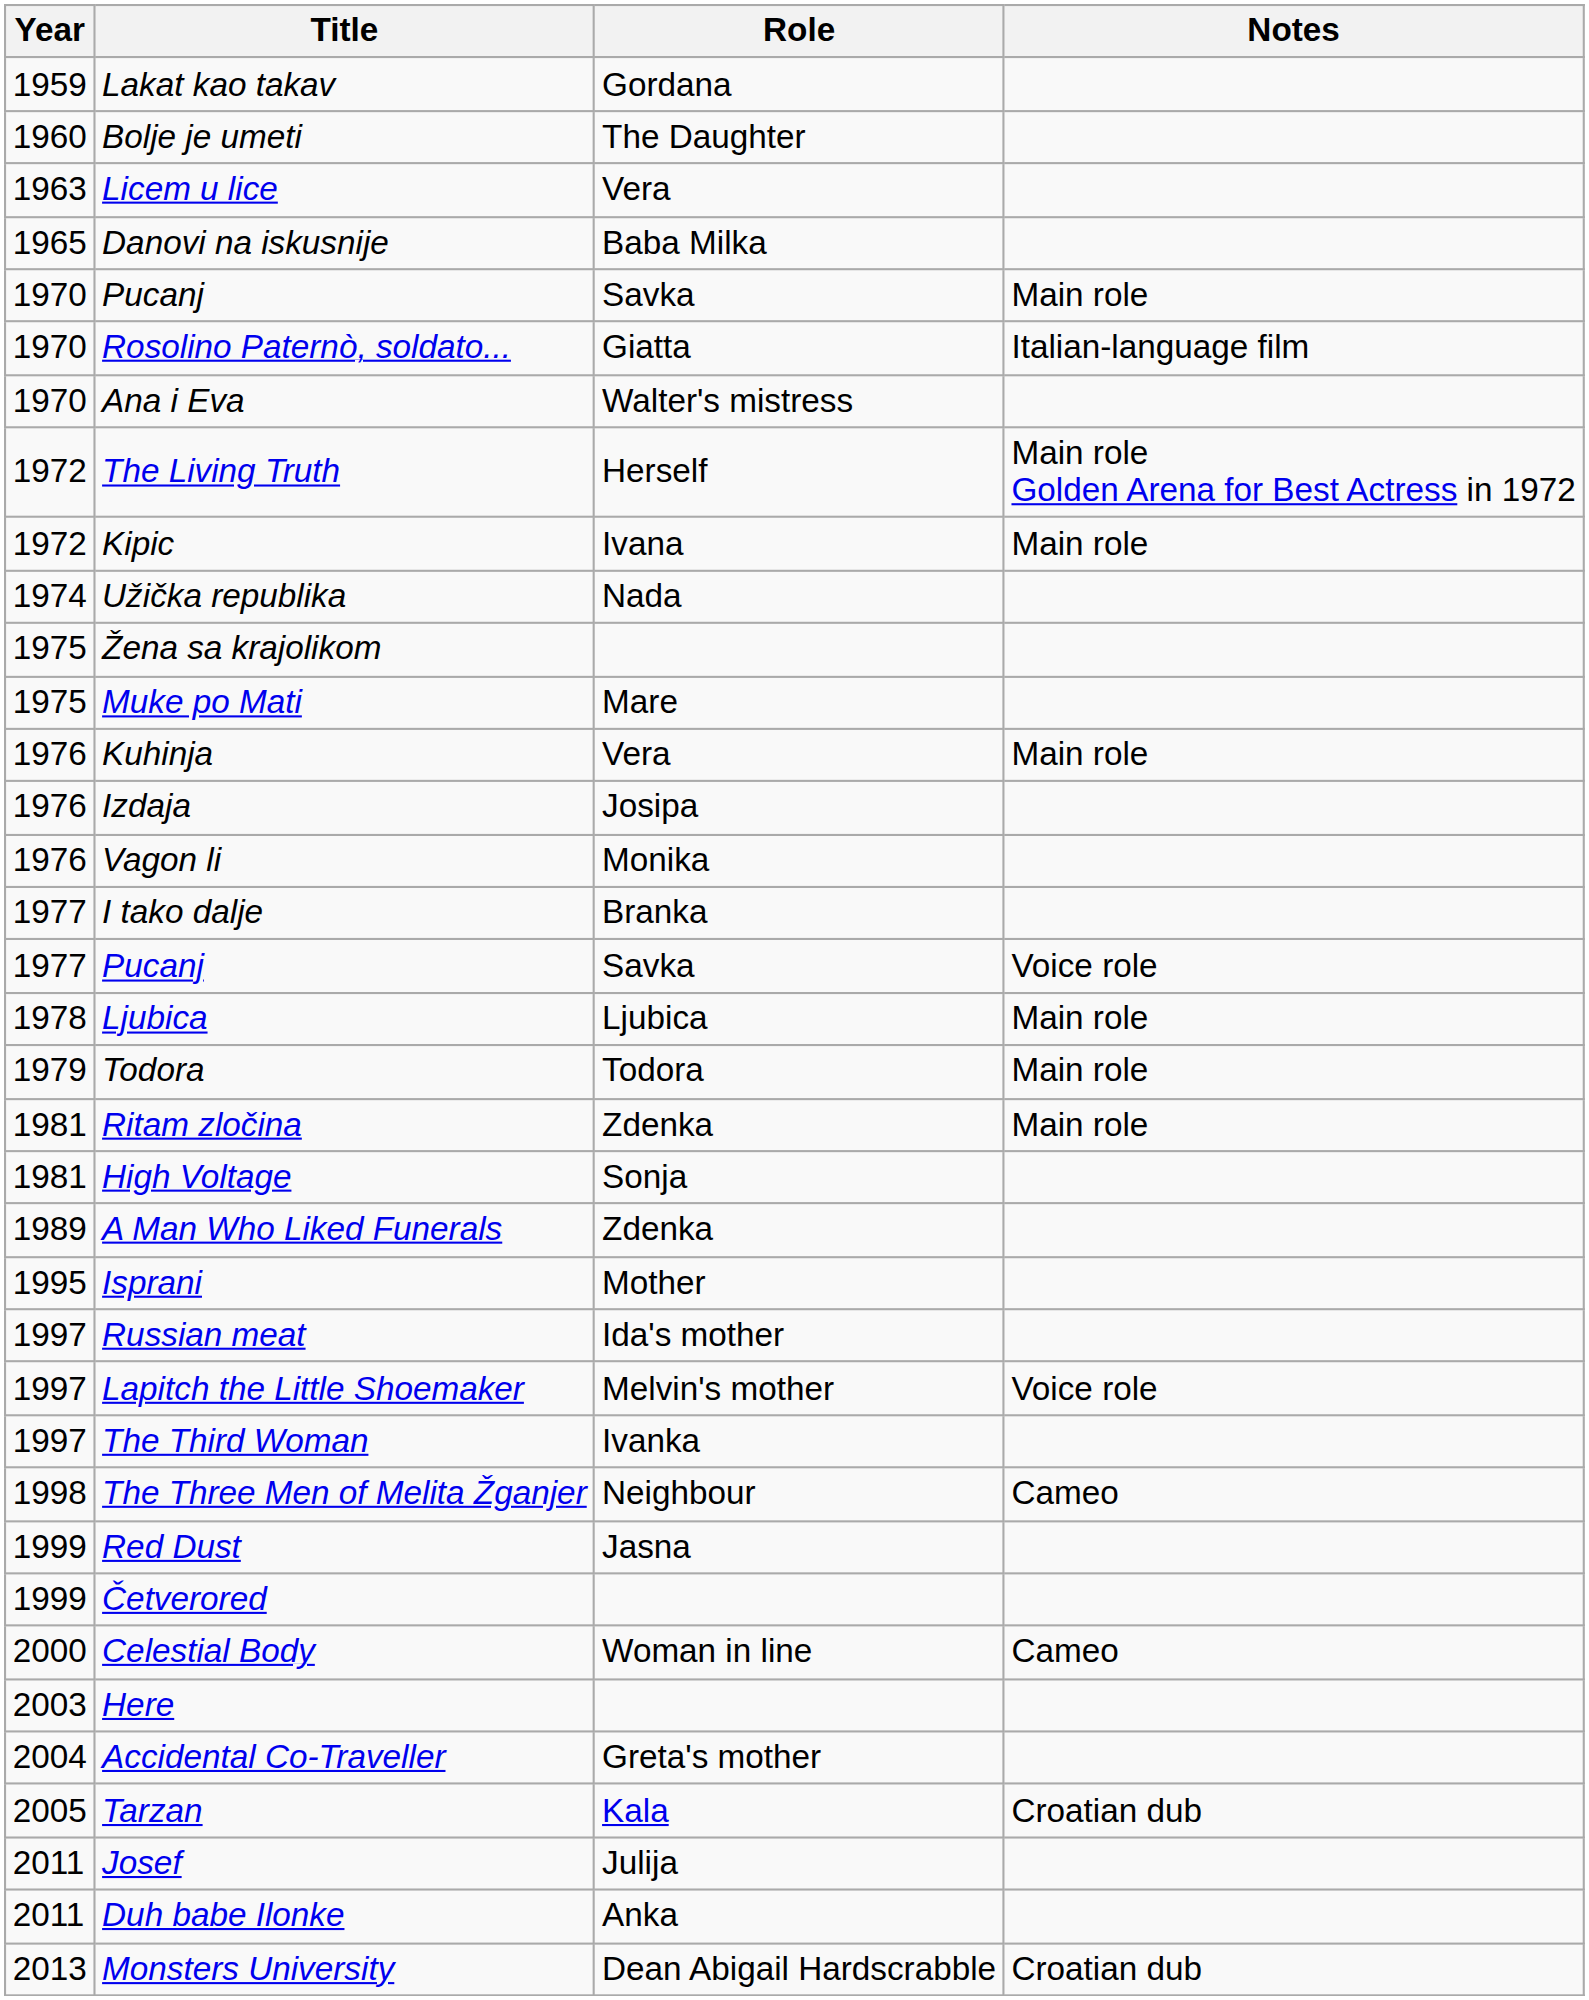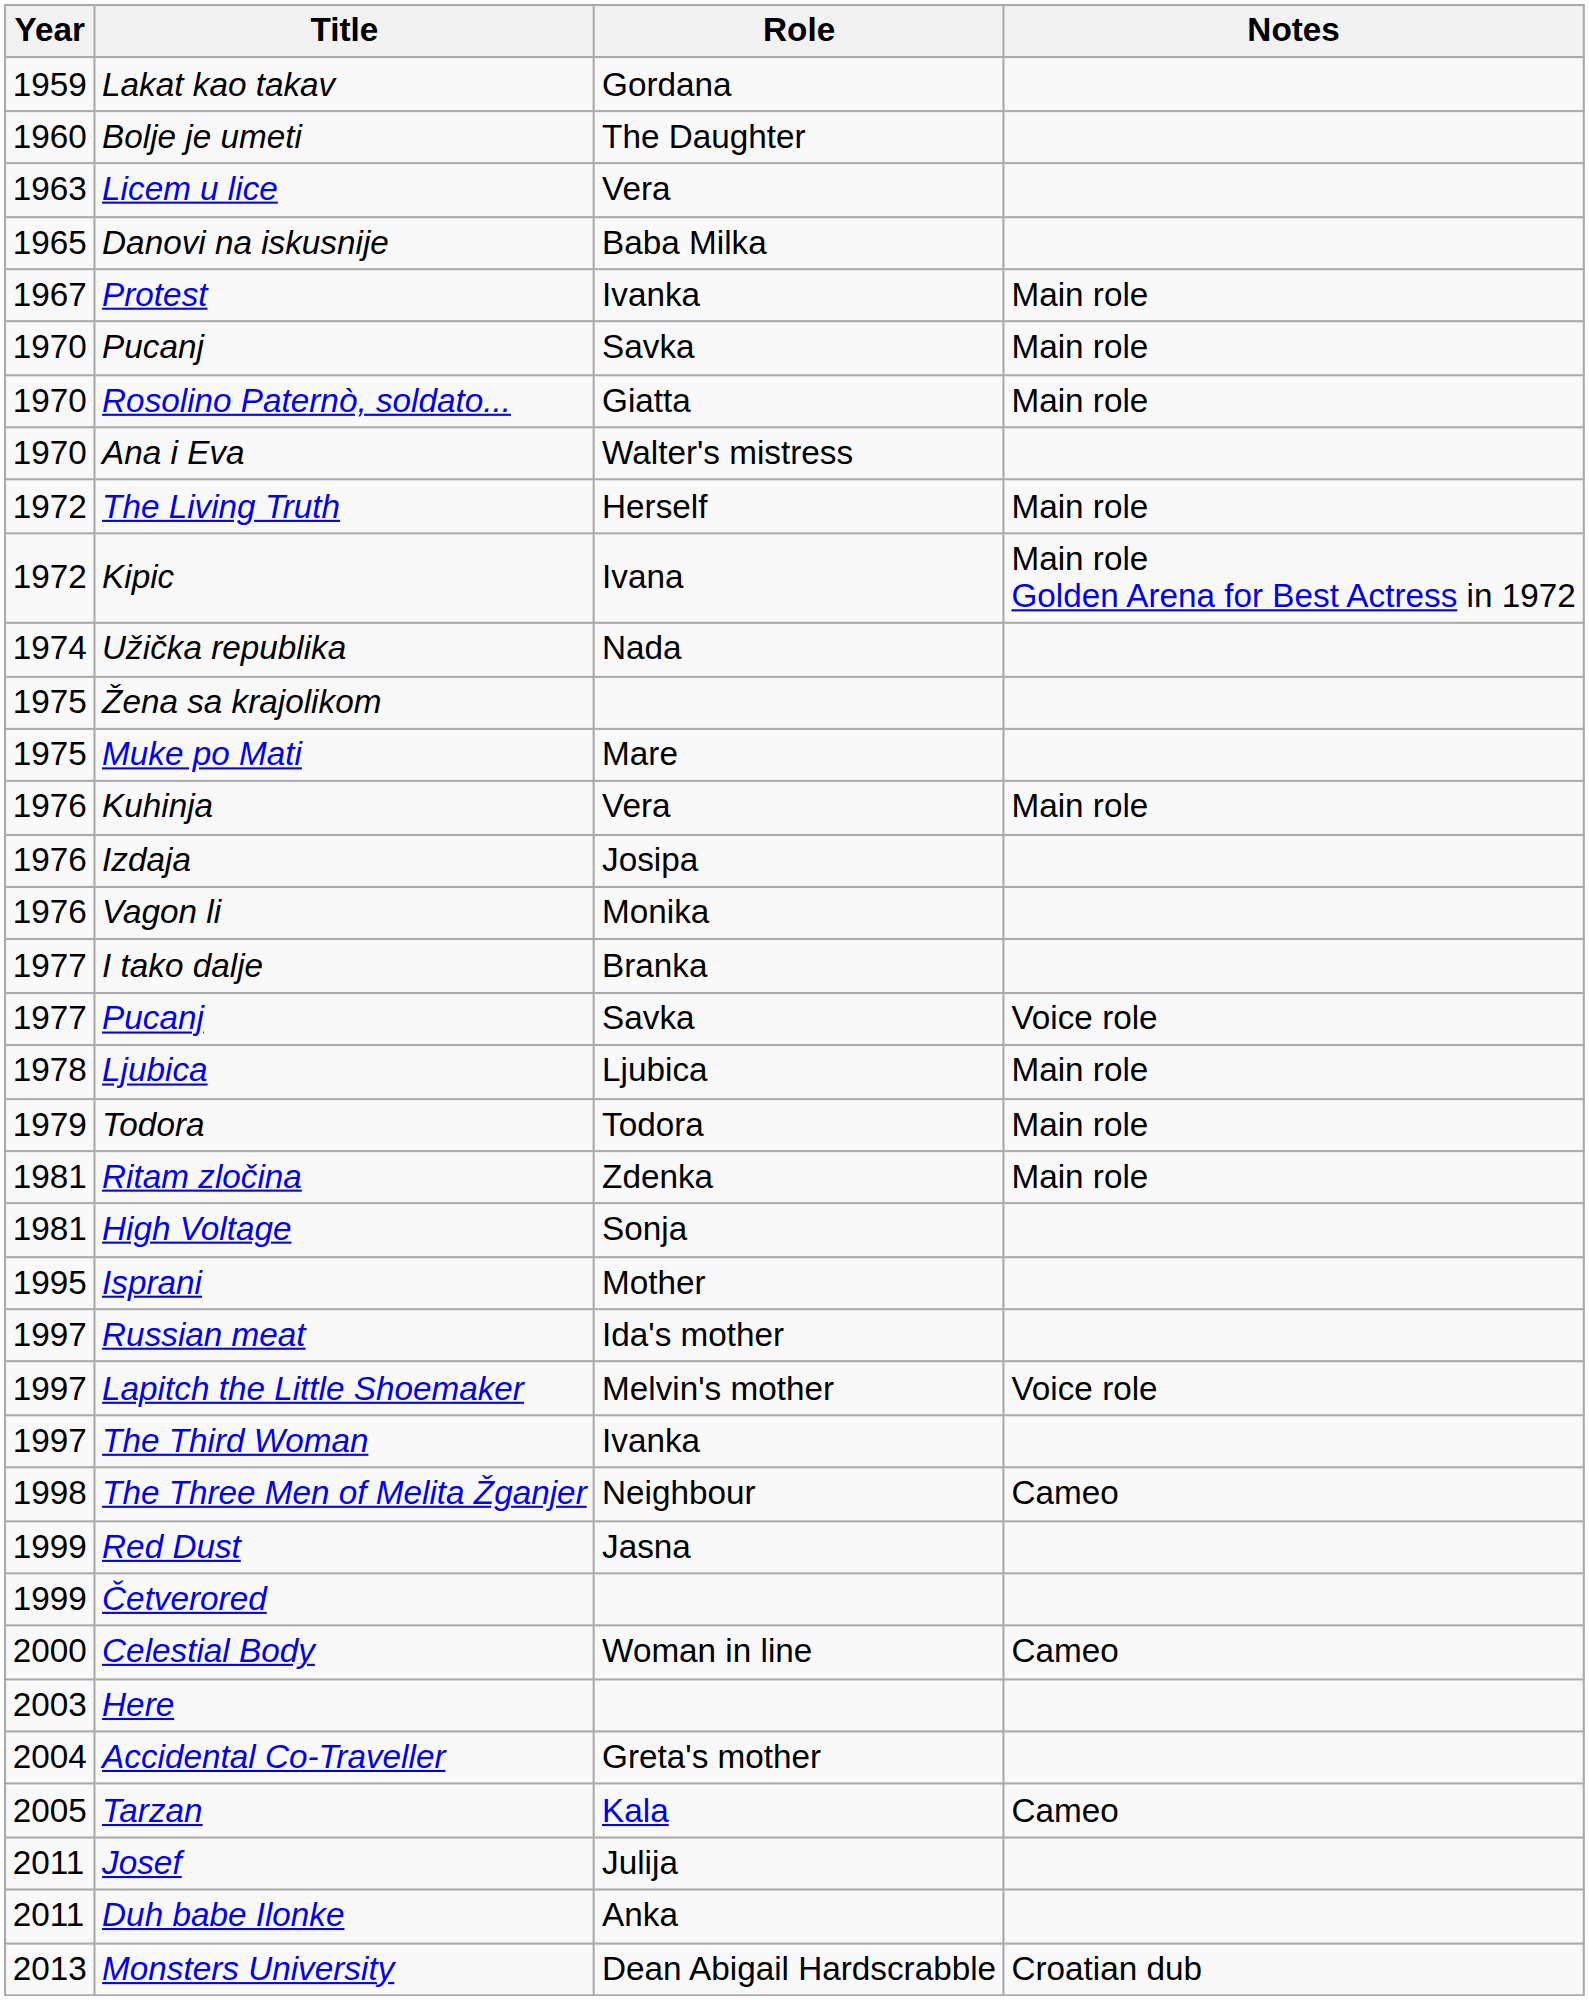+ row: (50, 294)
(1160, 347) Italian-language film -> (1080, 400) Main role
(1294, 471) Main role Golden Arena for Best Actress in 1972 -> (1080, 505) Main role
(1080, 543) Main role -> (1294, 577) Main role Golden Arena for Best Actress in 1972
- row: (50, 1229)
(1107, 1810) Croatian dub -> (1065, 1810) Cameo
